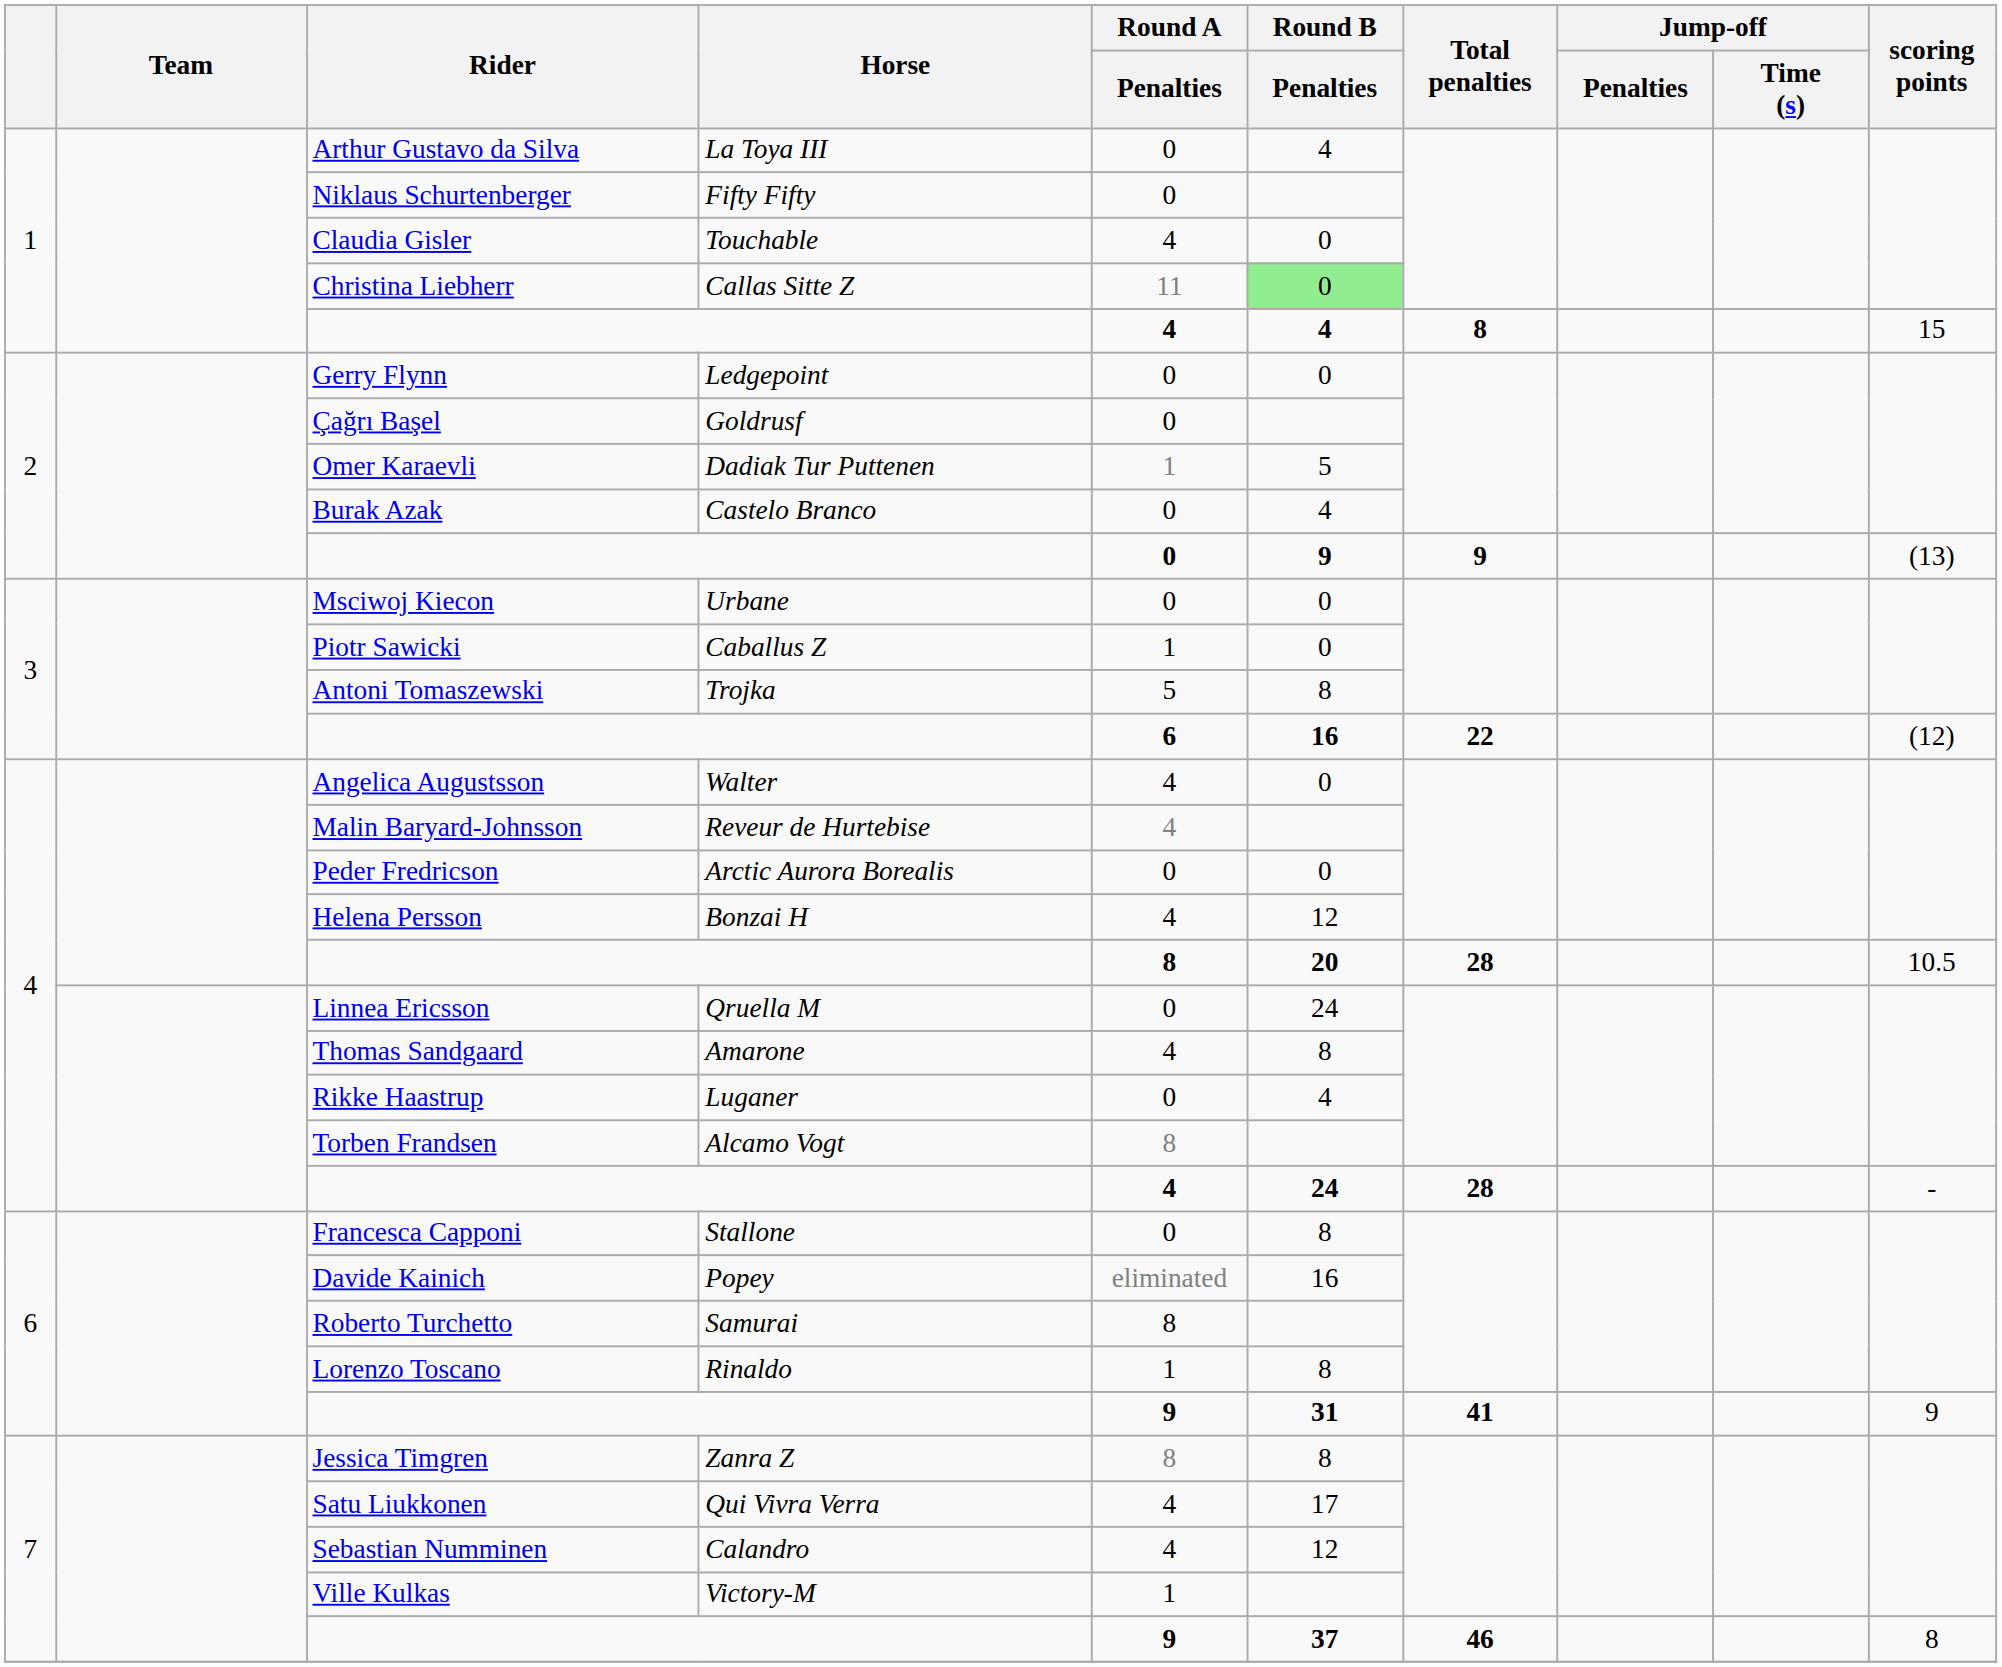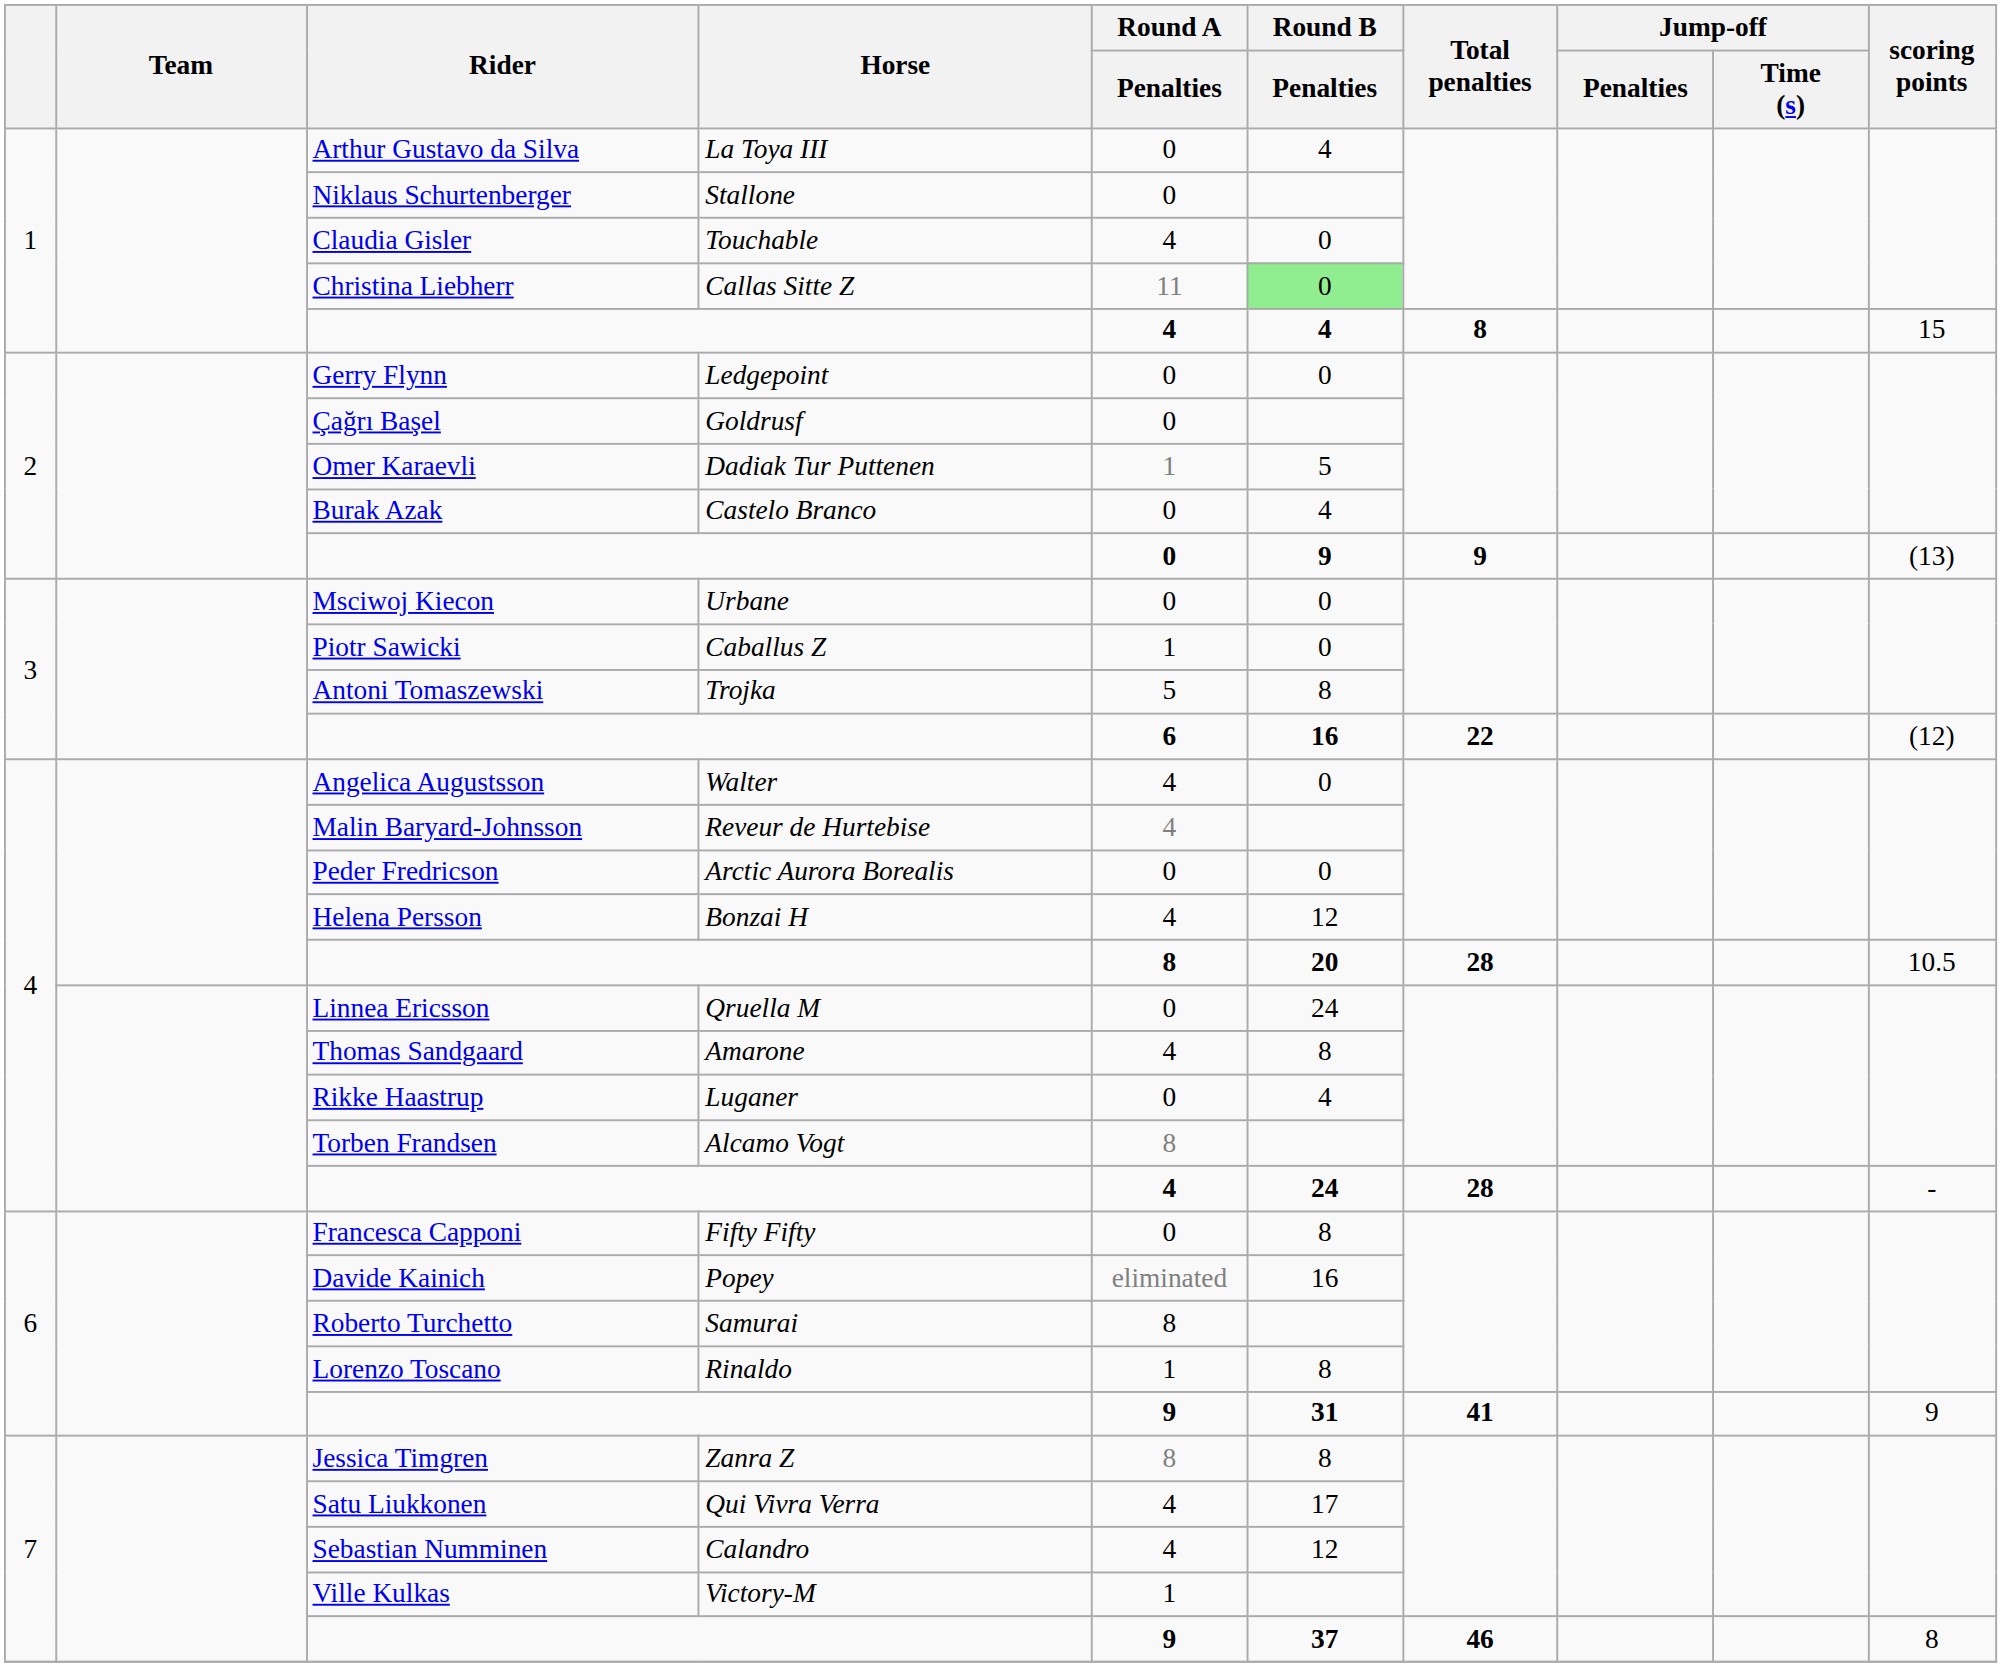(760, 195) Fifty Fifty -> (750, 195) Stallone
(750, 1233) Stallone -> (760, 1233) Fifty Fifty
